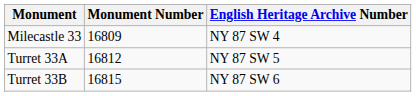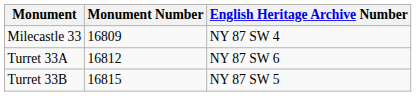(245, 58) NY 87 SW 5 -> (245, 58) NY 87 SW 6
(245, 79) NY 87 SW 6 -> (245, 79) NY 87 SW 5
